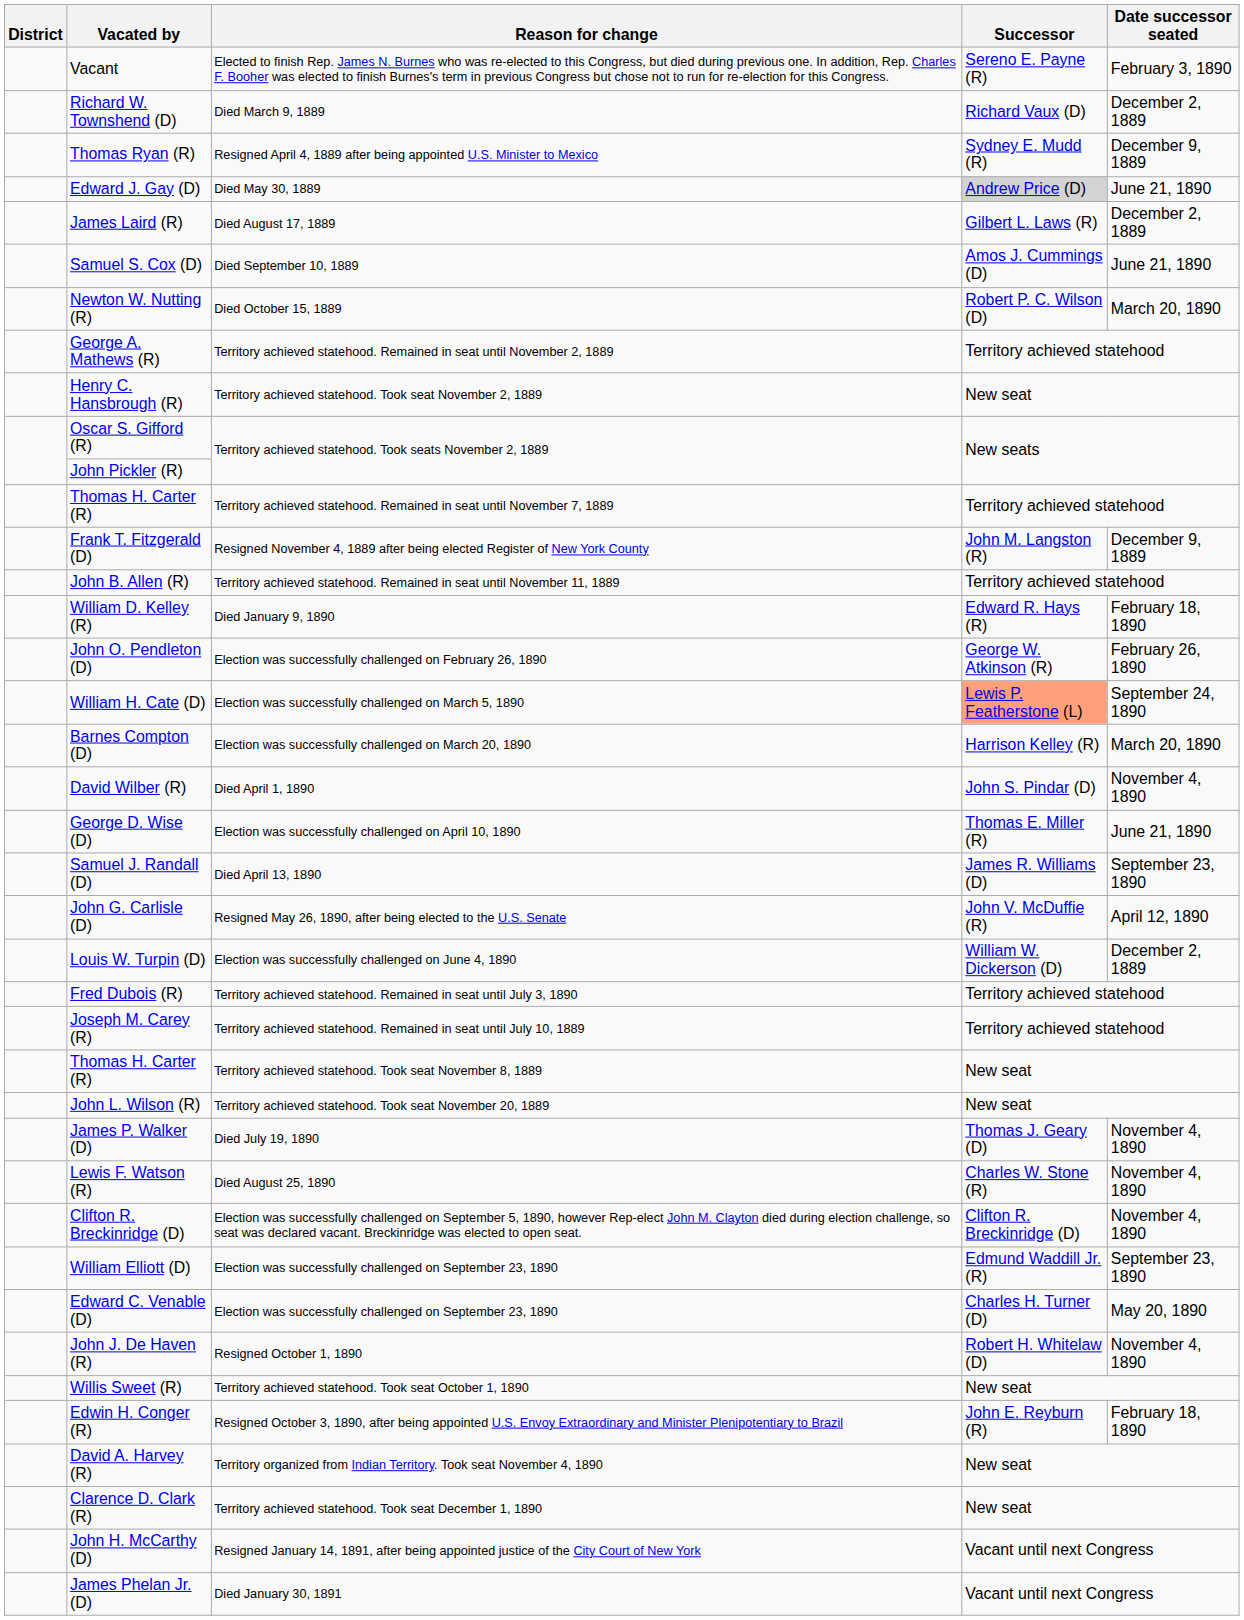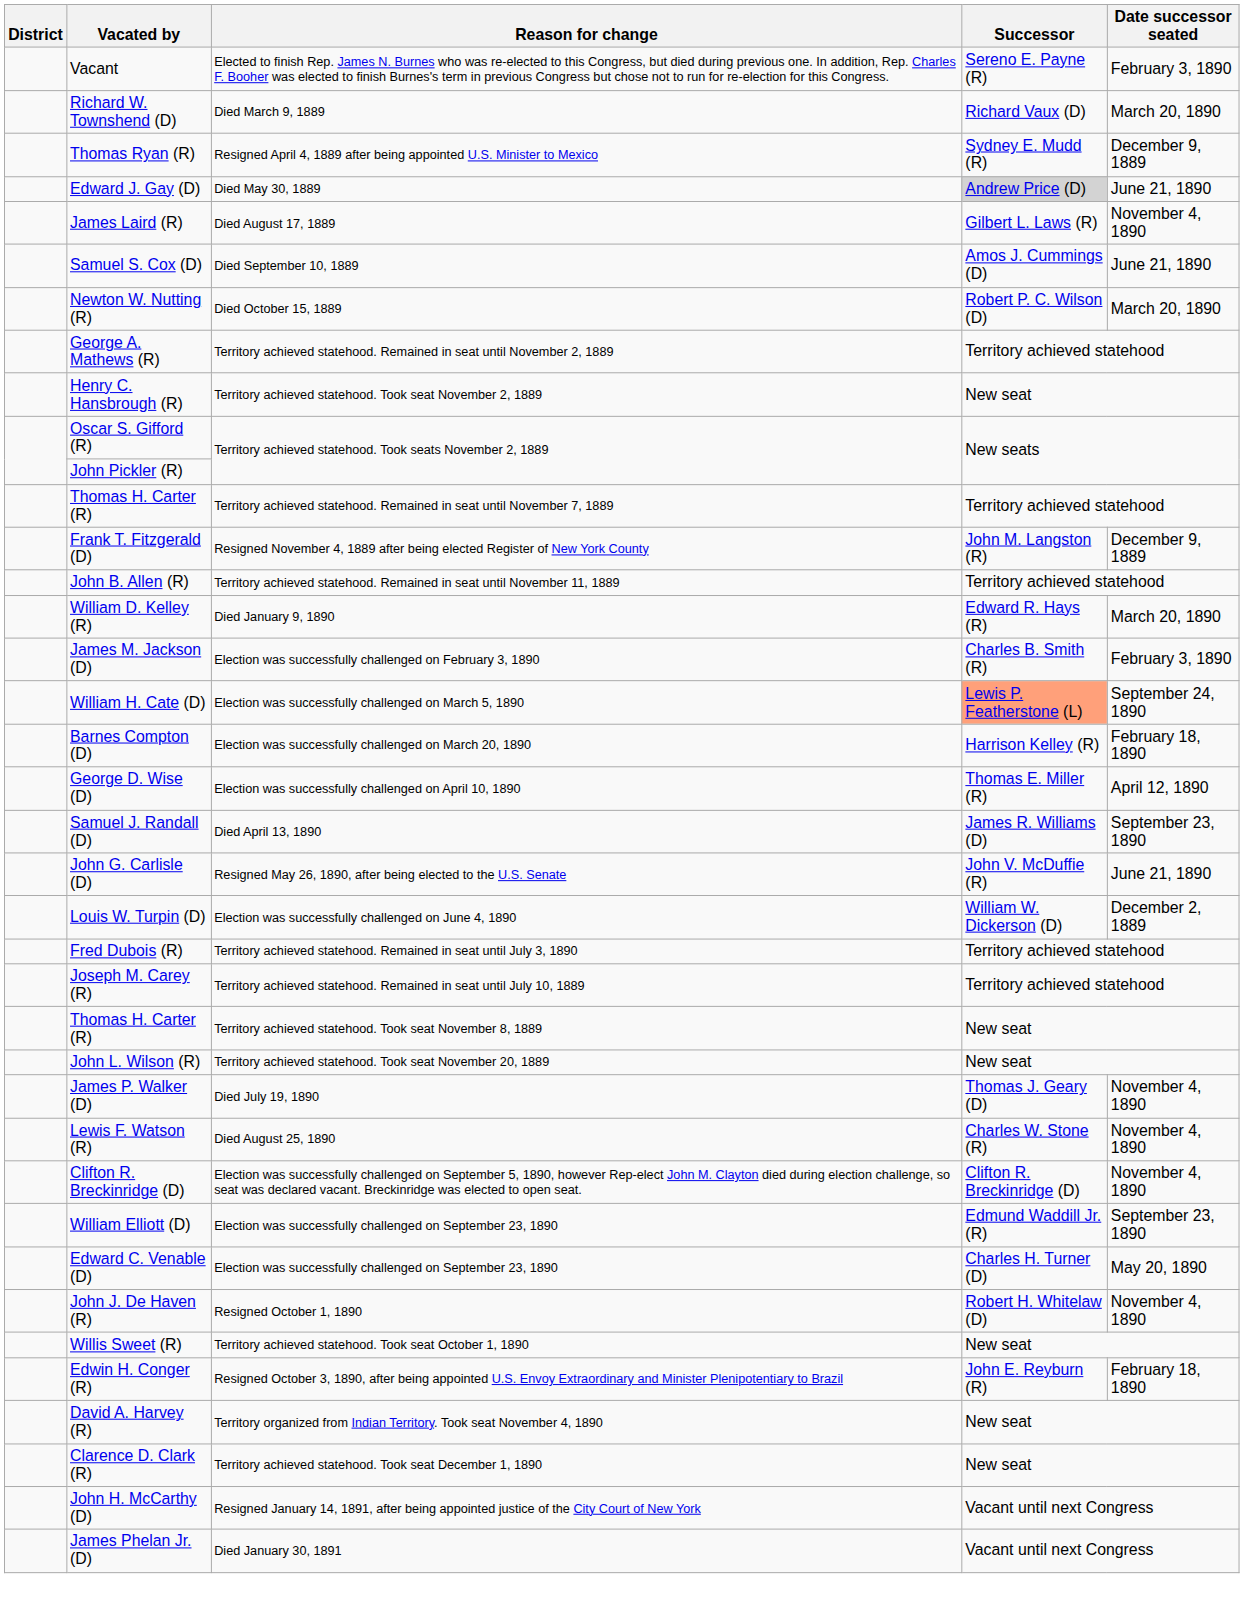(1156, 111) December 2, 1889 -> (1166, 111) March 20, 1890
(1156, 222) December 2, 1889 -> (1156, 222) November 4, 1890
(1156, 616) February 18, 1890 -> (1166, 616) March 20, 1890
+ row: (136, 659)
- row: (136, 659)
(1166, 745) March 20, 1890 -> (1156, 745) February 18, 1890
- row: (128, 788)
(1161, 831) June 21, 1890 -> (1160, 788) April 12, 1890
(1160, 917) April 12, 1890 -> (1161, 874) June 21, 1890
